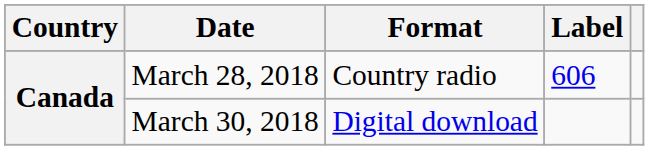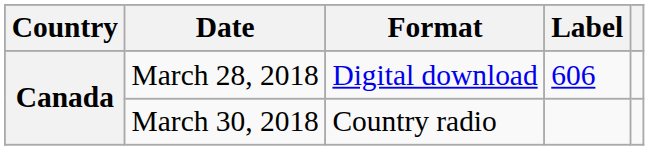(415, 74) Country radio -> (435, 74) Digital download
(435, 121) Digital download -> (415, 121) Country radio
